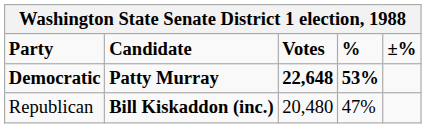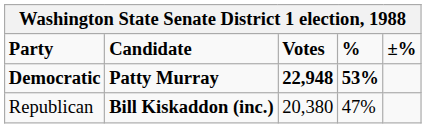(308, 78) 22,648 -> (308, 78) 22,948
(308, 107) 20,480 -> (308, 107) 20,380
